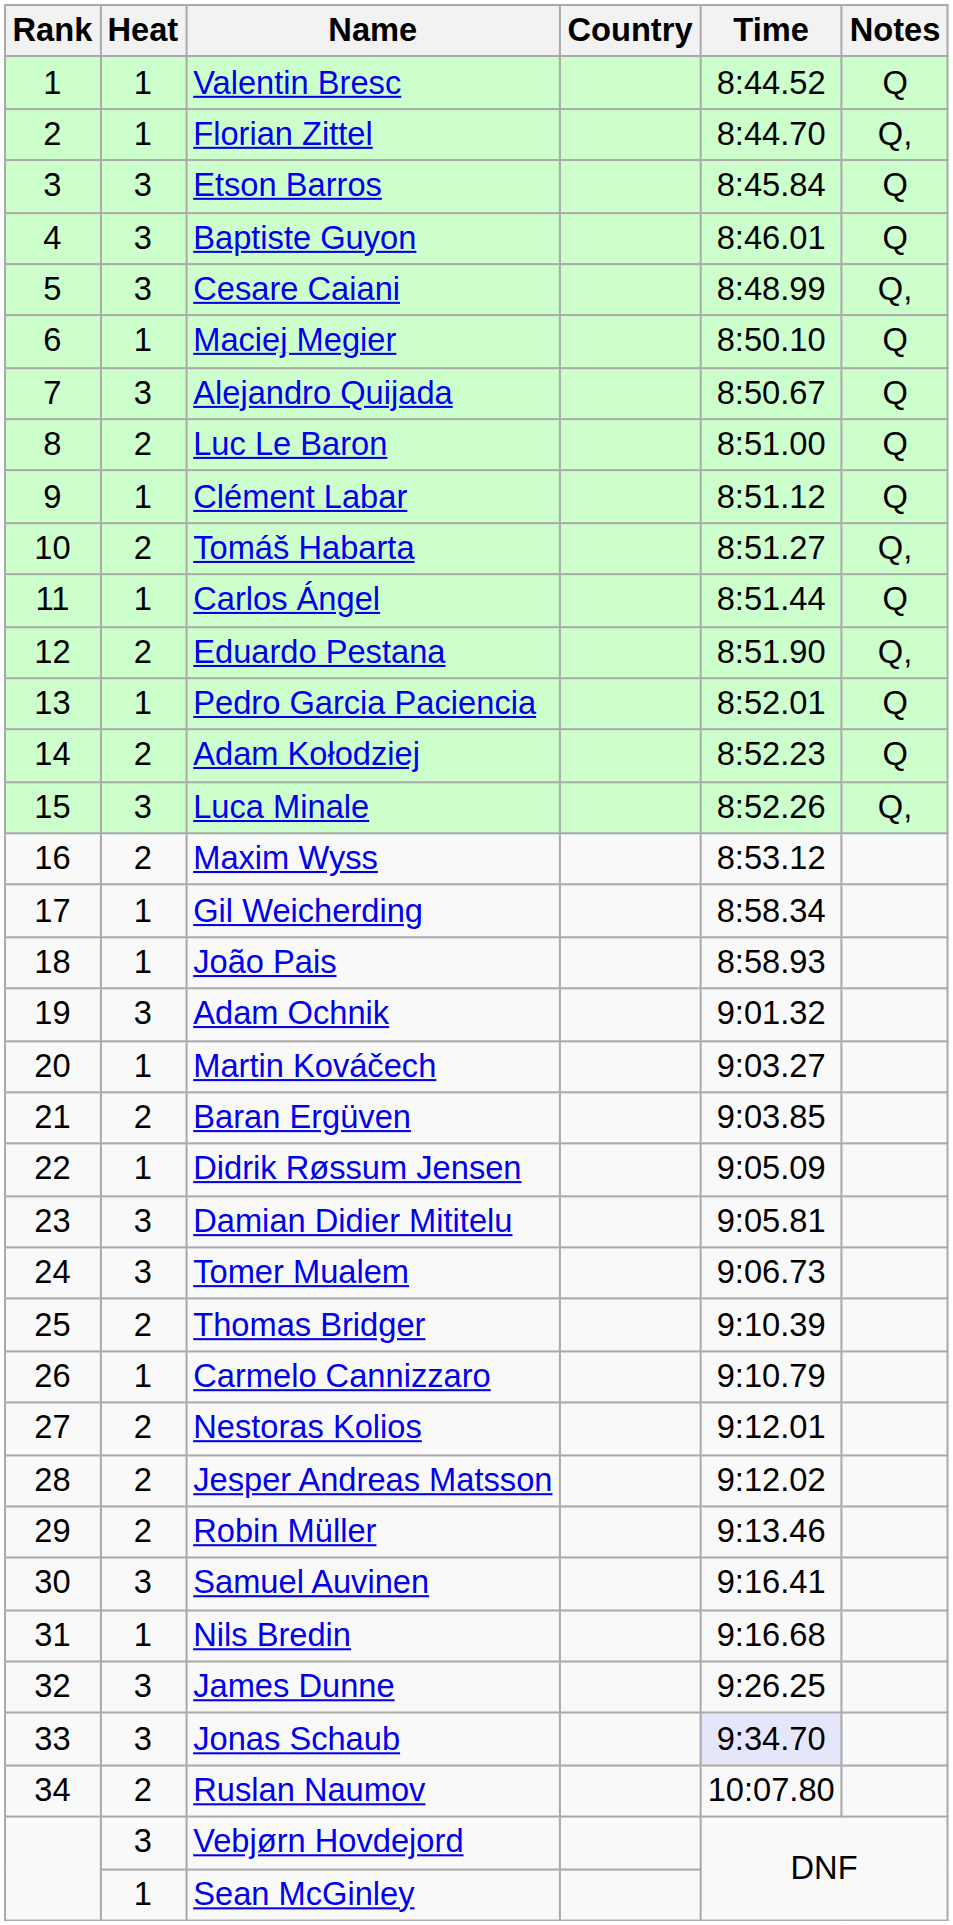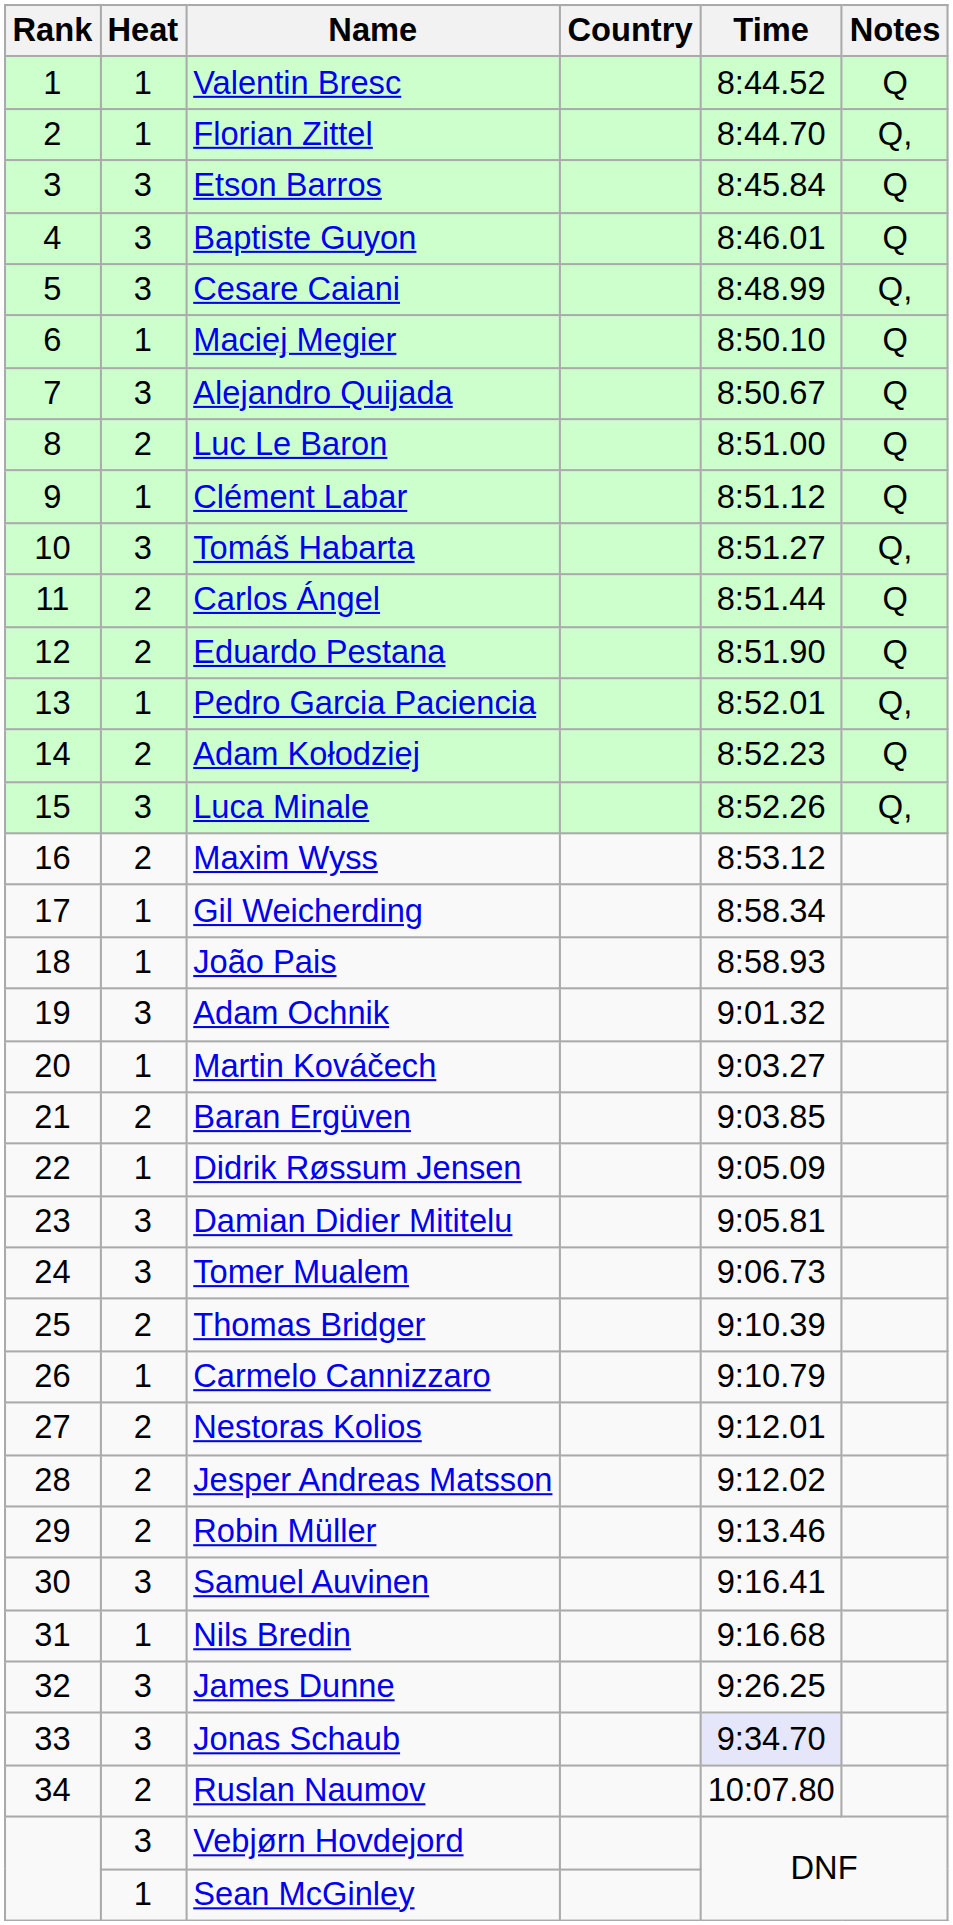(143, 548) 2 -> (143, 548) 3
(143, 599) 1 -> (143, 599) 2
(895, 651) Q, -> (895, 651) Q
(895, 703) Q -> (895, 703) Q,
